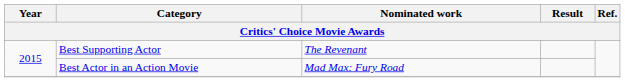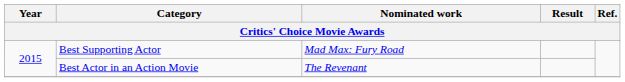(336, 49) The Revenant -> (354, 49) Mad Max: Fury Road
(354, 67) Mad Max: Fury Road -> (336, 67) The Revenant
